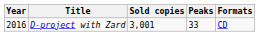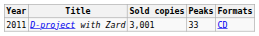(16, 25) 2016 -> (16, 25) 2011
